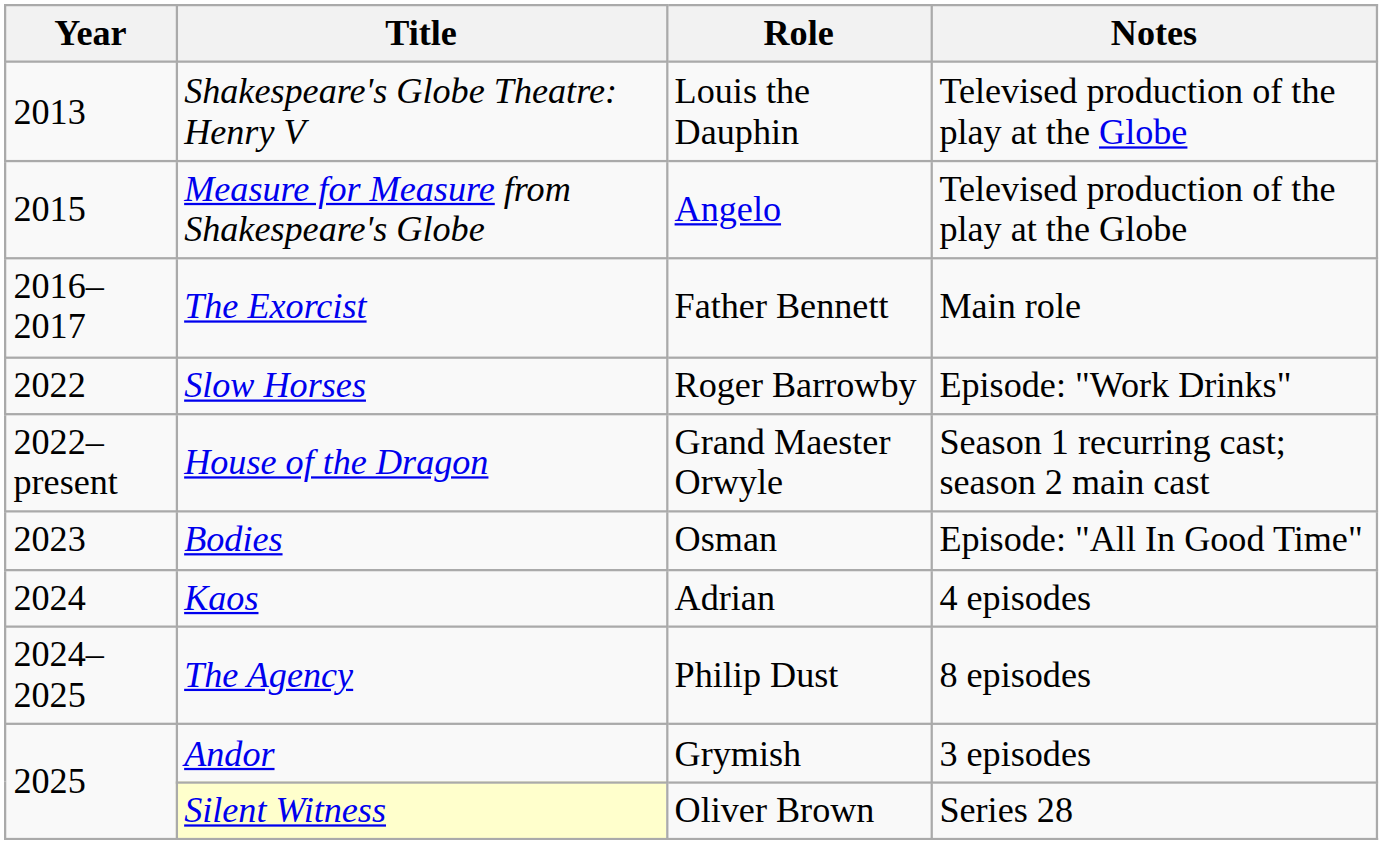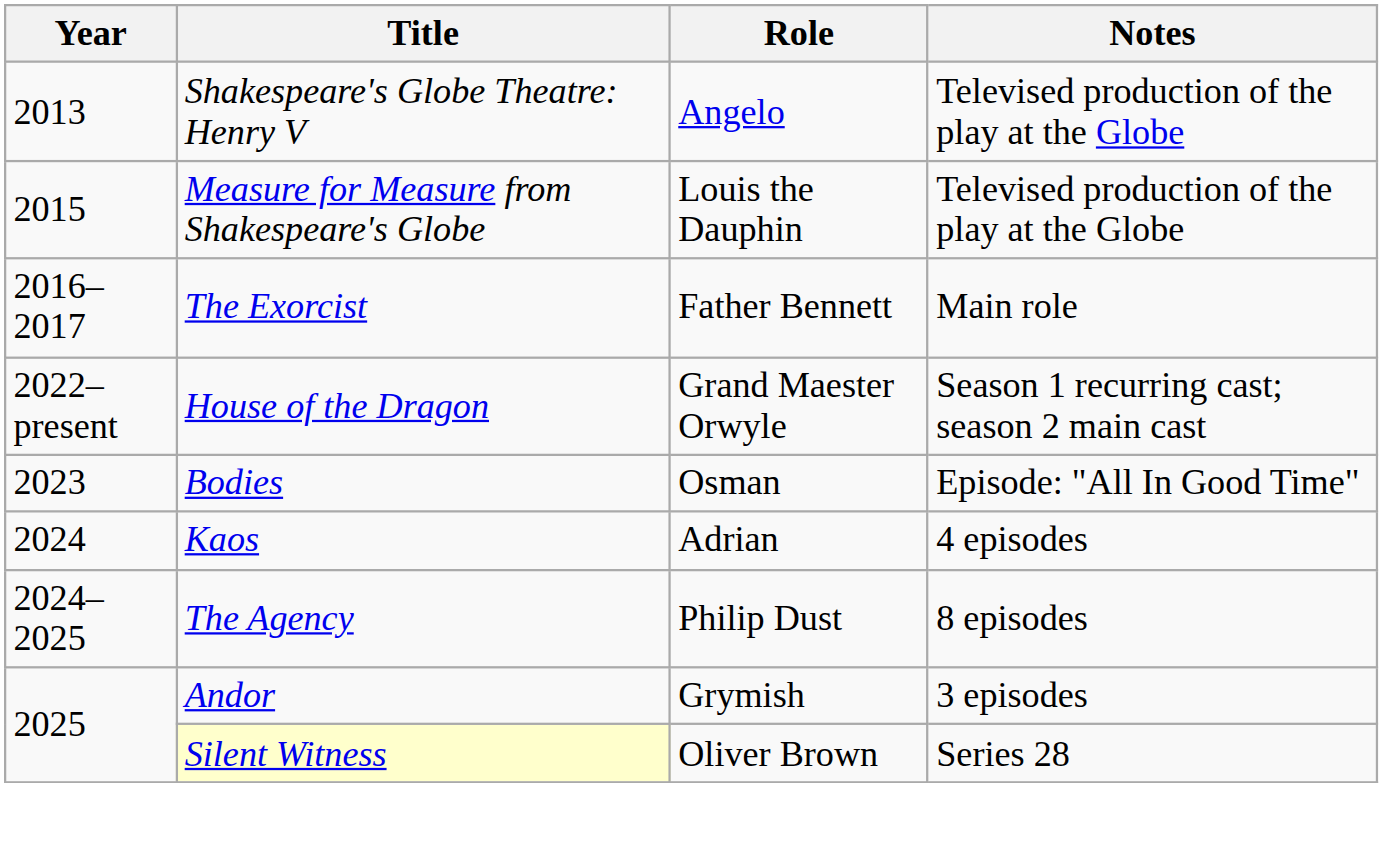(742, 110) Louis the Dauphin -> (731, 110) Angelo
(728, 208) Angelo -> (746, 208) Louis the Dauphin
- row: (275, 384)
